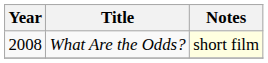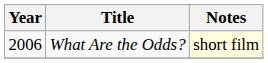(25, 44) 2008 -> (25, 44) 2006
